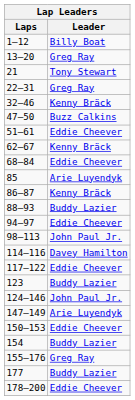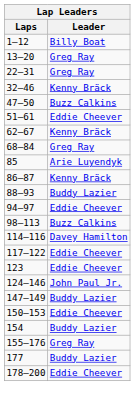- row: (12, 72)
(86, 162) Eddie Cheever -> (72, 147) Greg Ray
(86, 238) John Paul Jr. -> (83, 222) Buzz Calkins
(83, 283) Buddy Lazier -> (86, 268) Eddie Cheever
(86, 313) Arie Luyendyk -> (83, 298) Buddy Lazier
